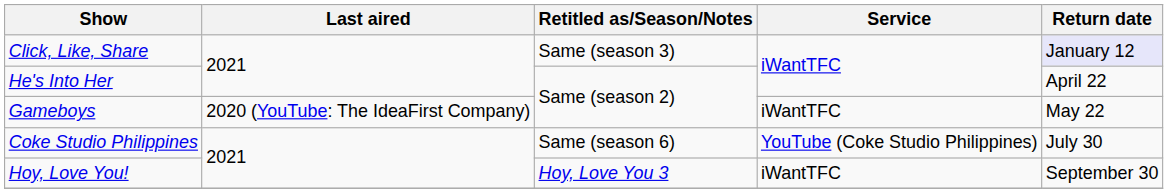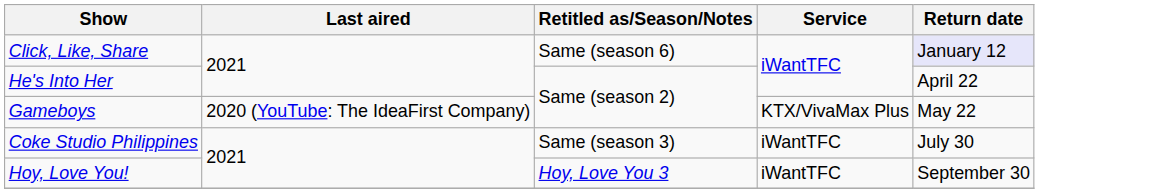(607, 50) Same (season 3) -> (607, 50) Same (season 6)
(801, 111) iWantTFC -> (835, 111) KTX/VivaMax Plus
(607, 142) Same (season 6) -> (607, 142) Same (season 3)
(899, 142) YouTube (Coke Studio Philippines) -> (801, 142) iWantTFC
